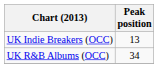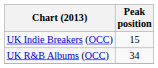(134, 39) 13 -> (134, 39) 15
